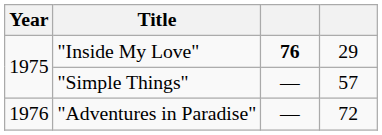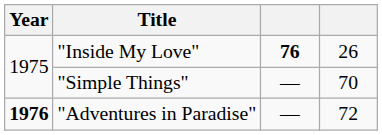(348, 51) 29 -> (348, 51) 26
(348, 82) 57 -> (348, 82) 70
(29, 113) normal -> (29, 113) bold
